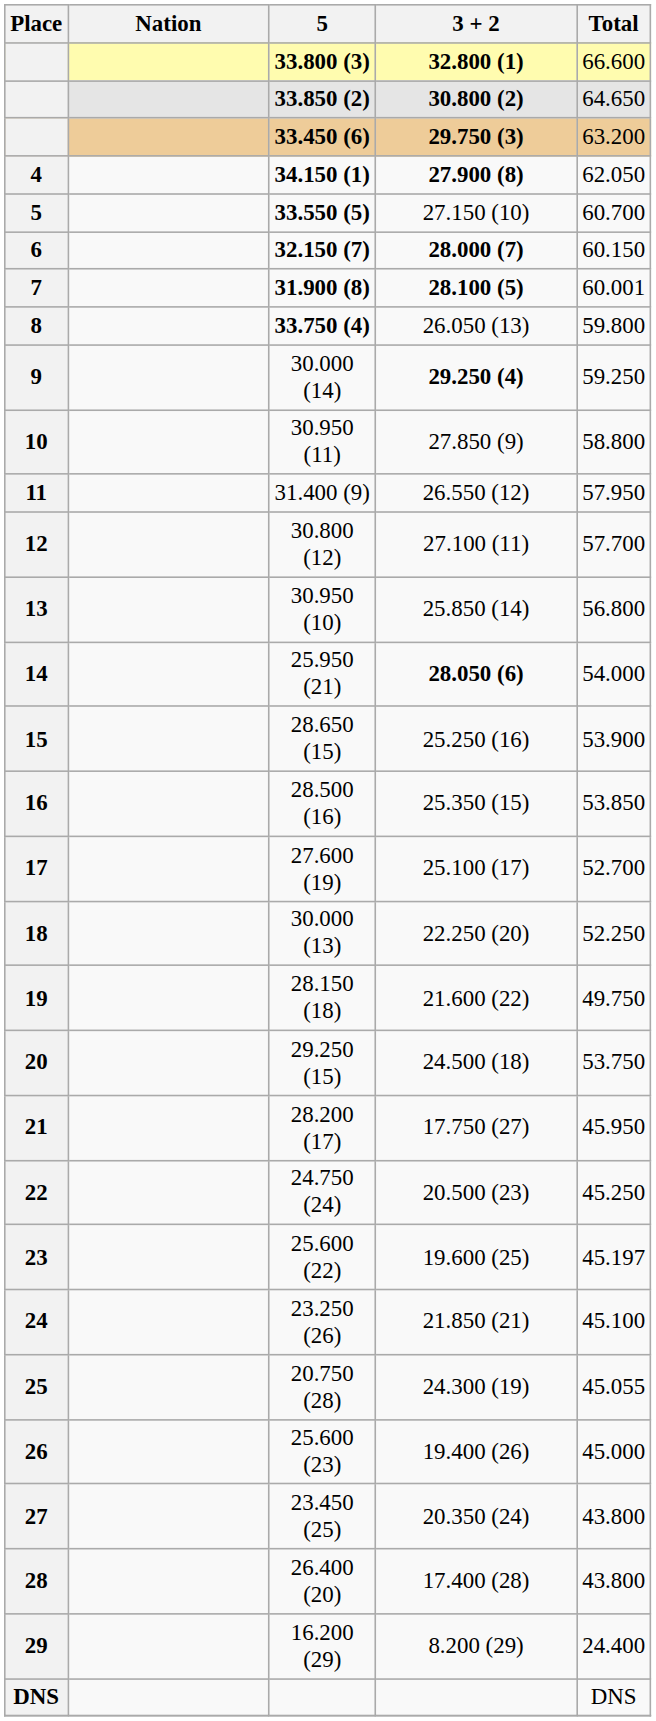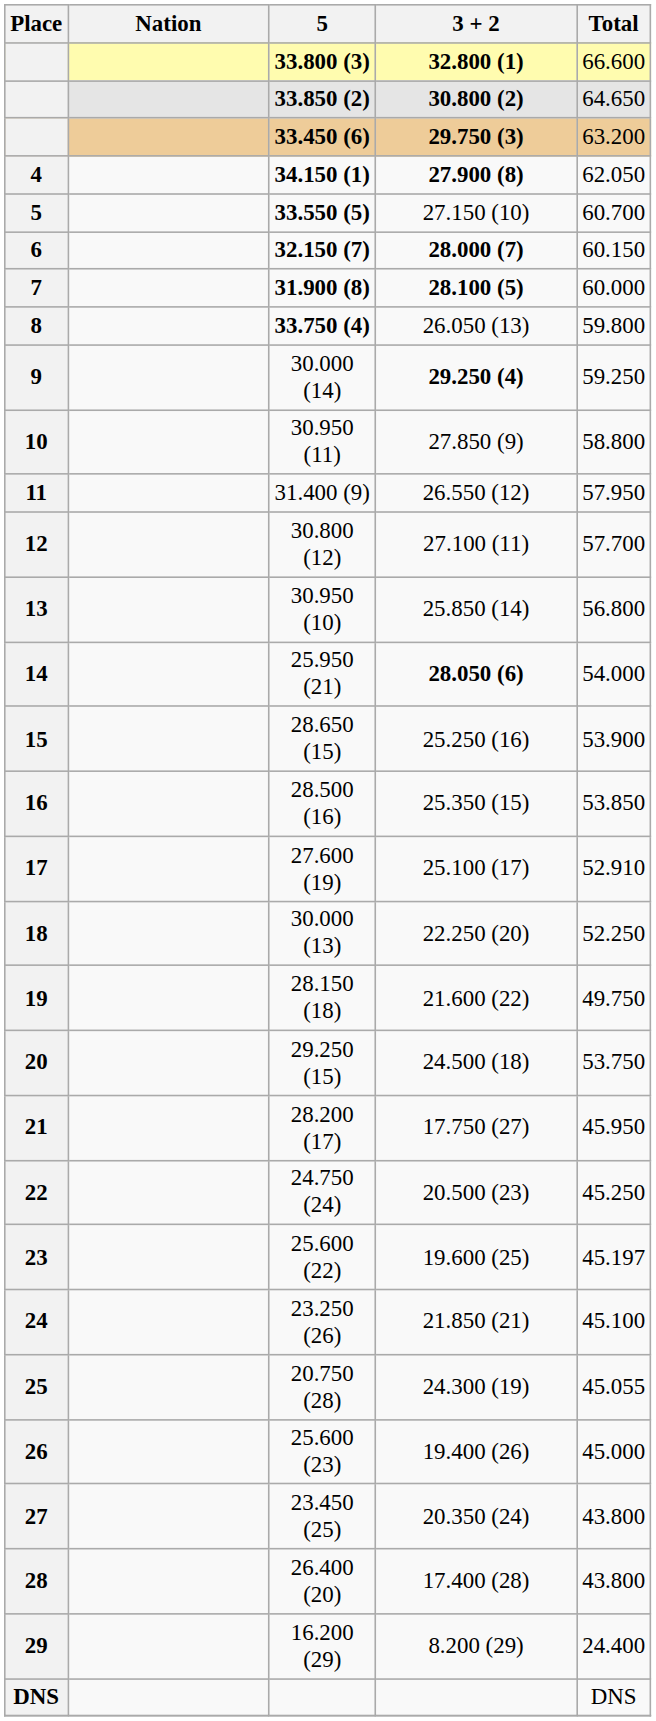(614, 288) 60.001 -> (614, 288) 60.000
(614, 868) 52.700 -> (614, 868) 52.910
